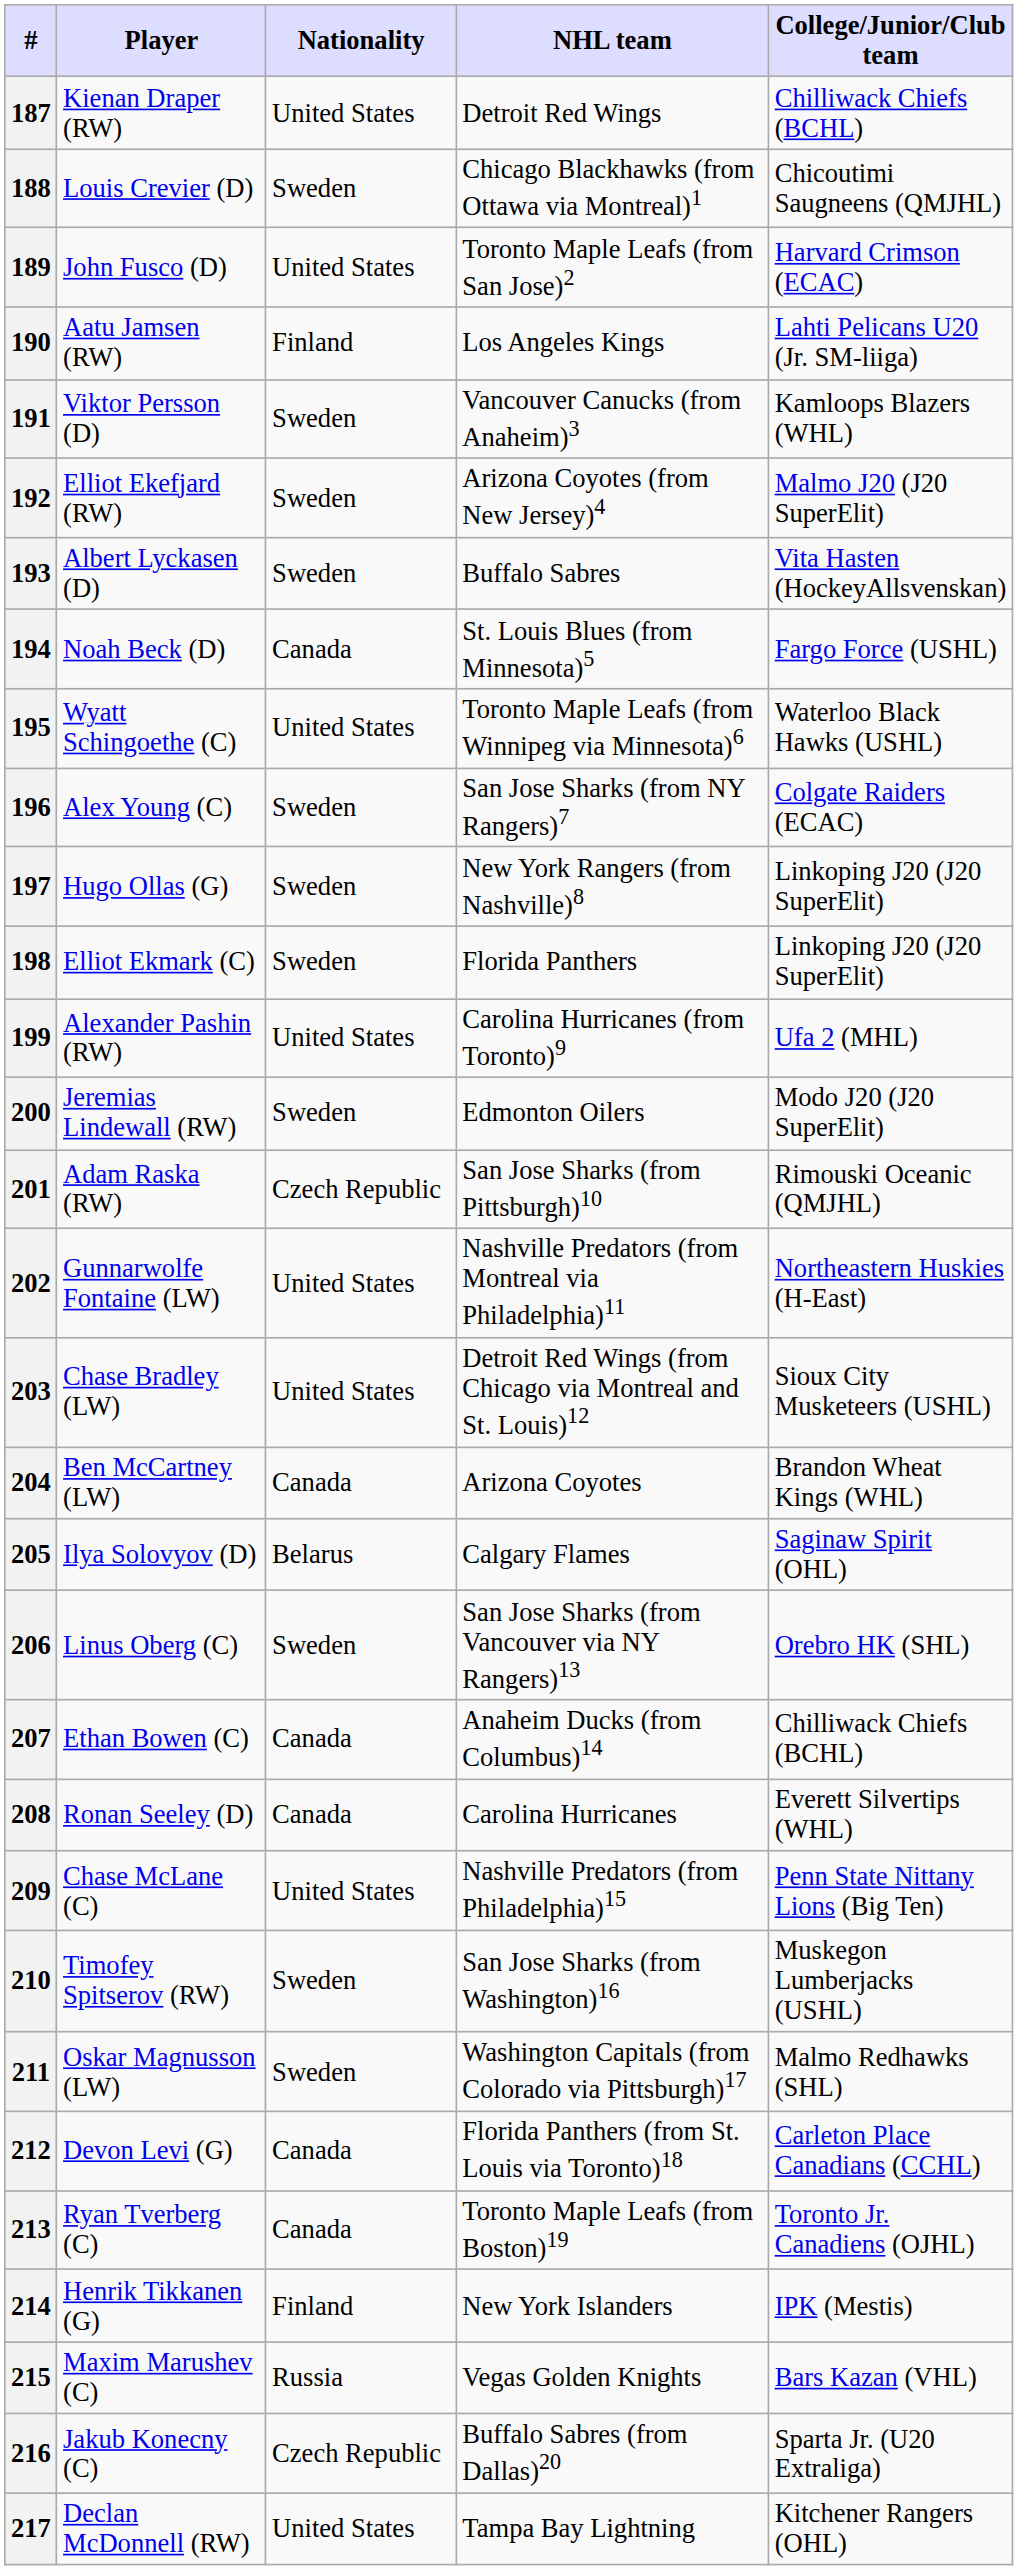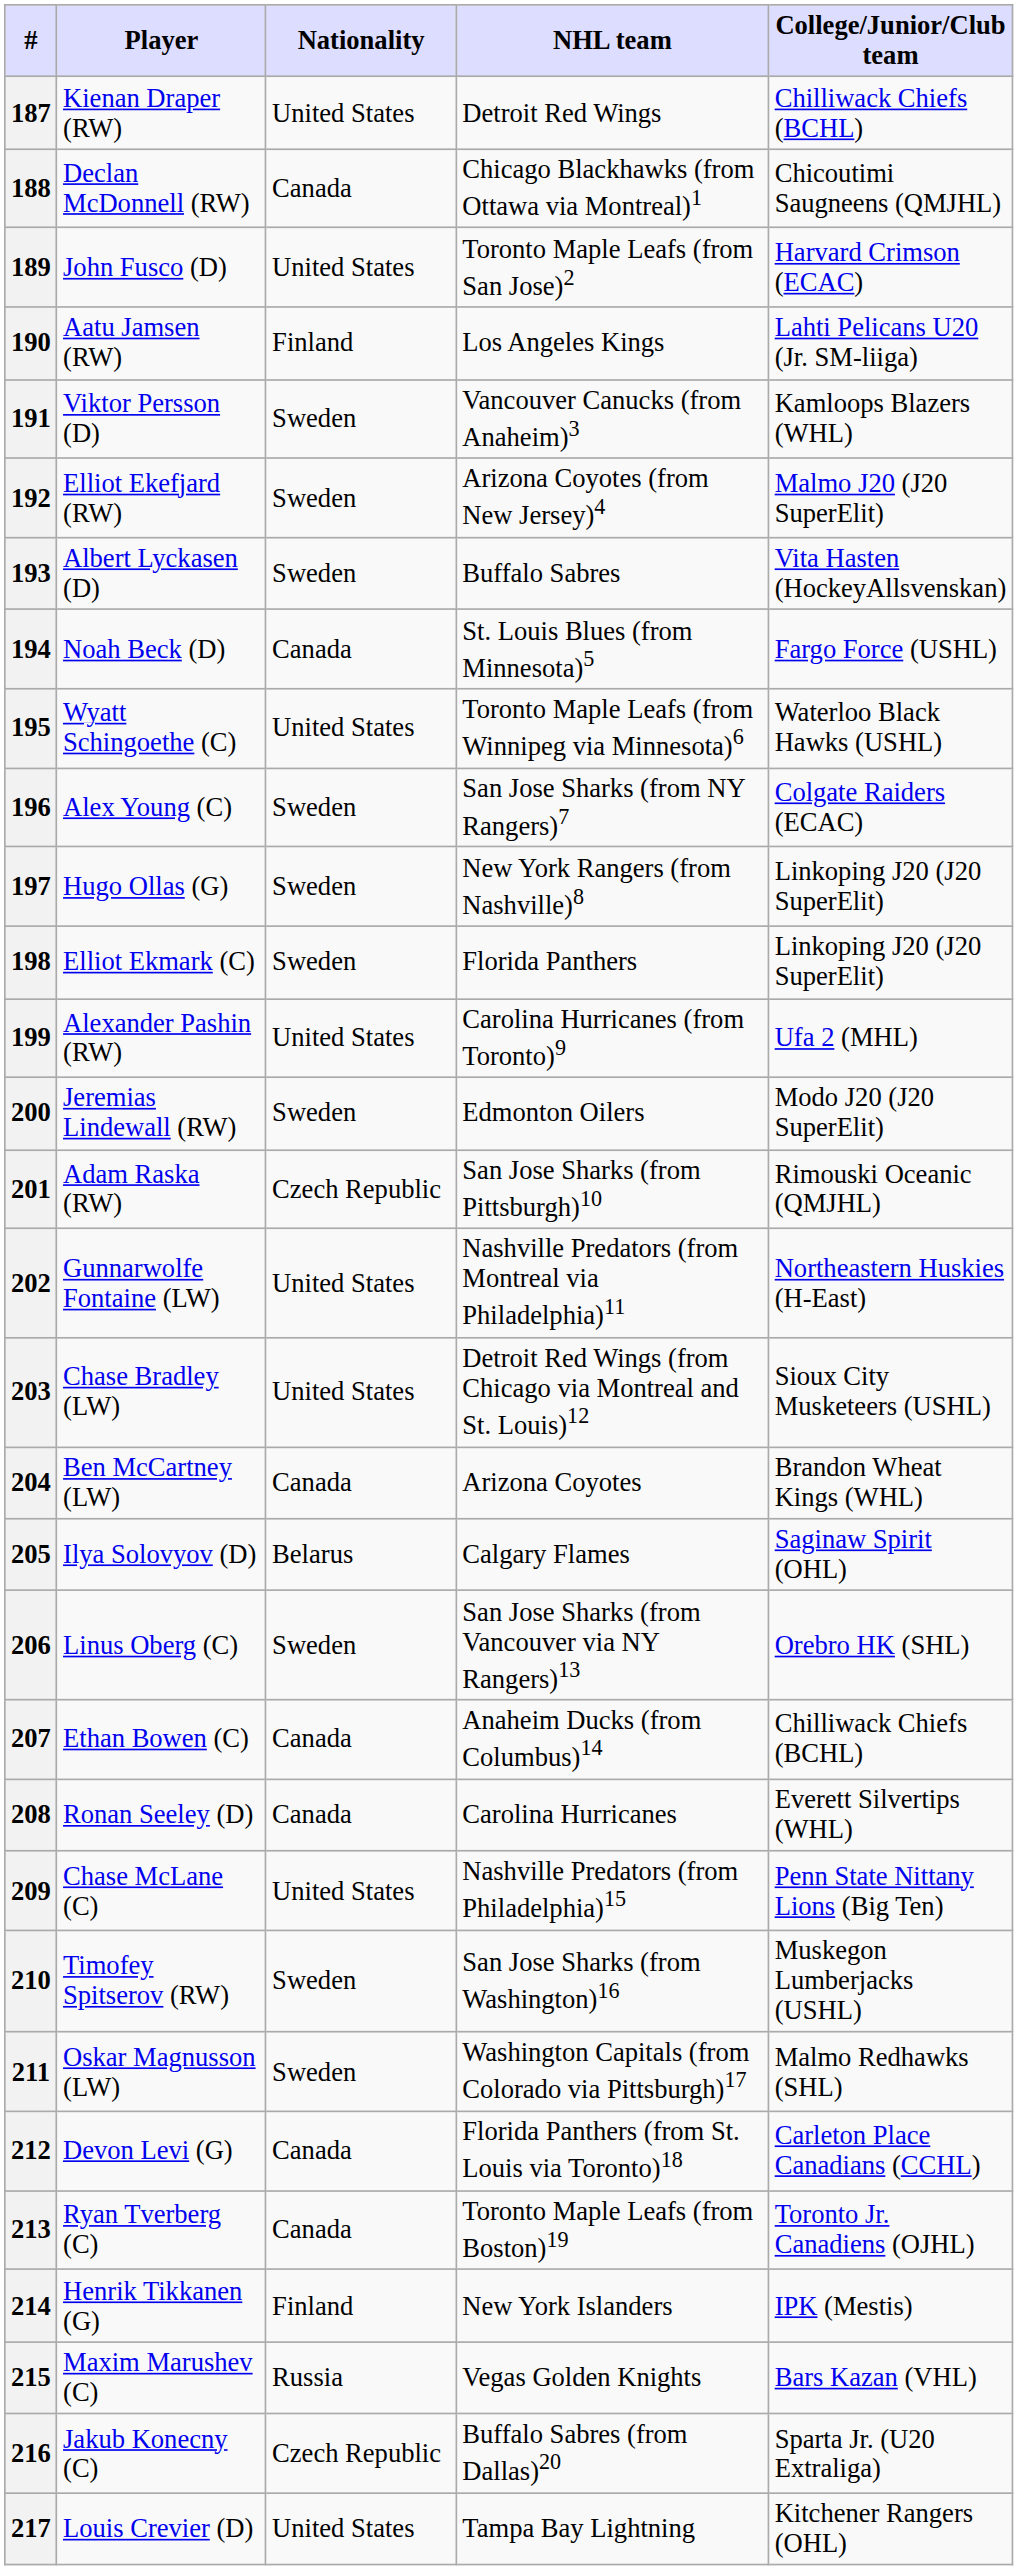(158, 188) Louis Crevier (D) -> (156, 188) Declan McDonnell (RW)
(314, 188) Sweden -> (312, 188) Canada
(156, 2528) Declan McDonnell (RW) -> (158, 2528) Louis Crevier (D)
